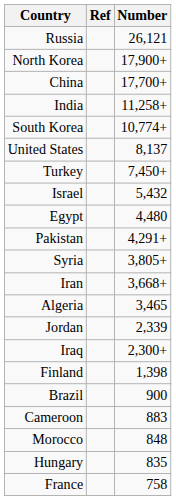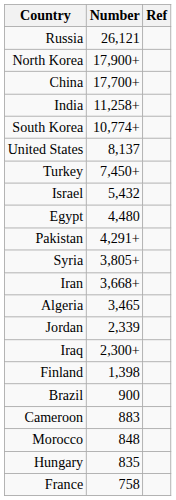columns swapped: (142, 15) <-> (100, 15)
